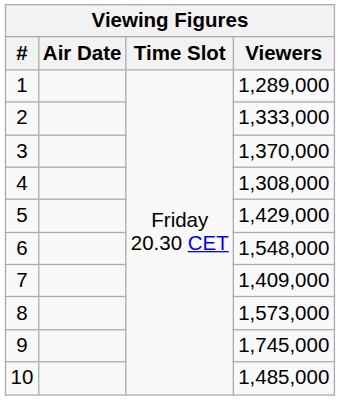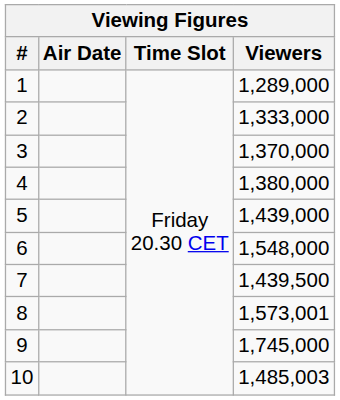(284, 183) 1,308,000 -> (284, 183) 1,380,000
(284, 215) 1,429,000 -> (284, 215) 1,439,000
(284, 280) 1,409,000 -> (284, 280) 1,439,500
(284, 313) 1,573,000 -> (284, 313) 1,573,001
(284, 378) 1,485,000 -> (284, 378) 1,485,003
